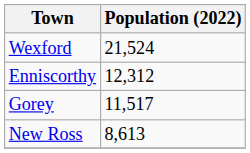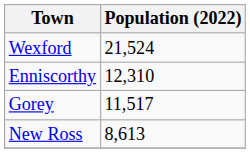(129, 76) 12,312 -> (129, 76) 12,310
